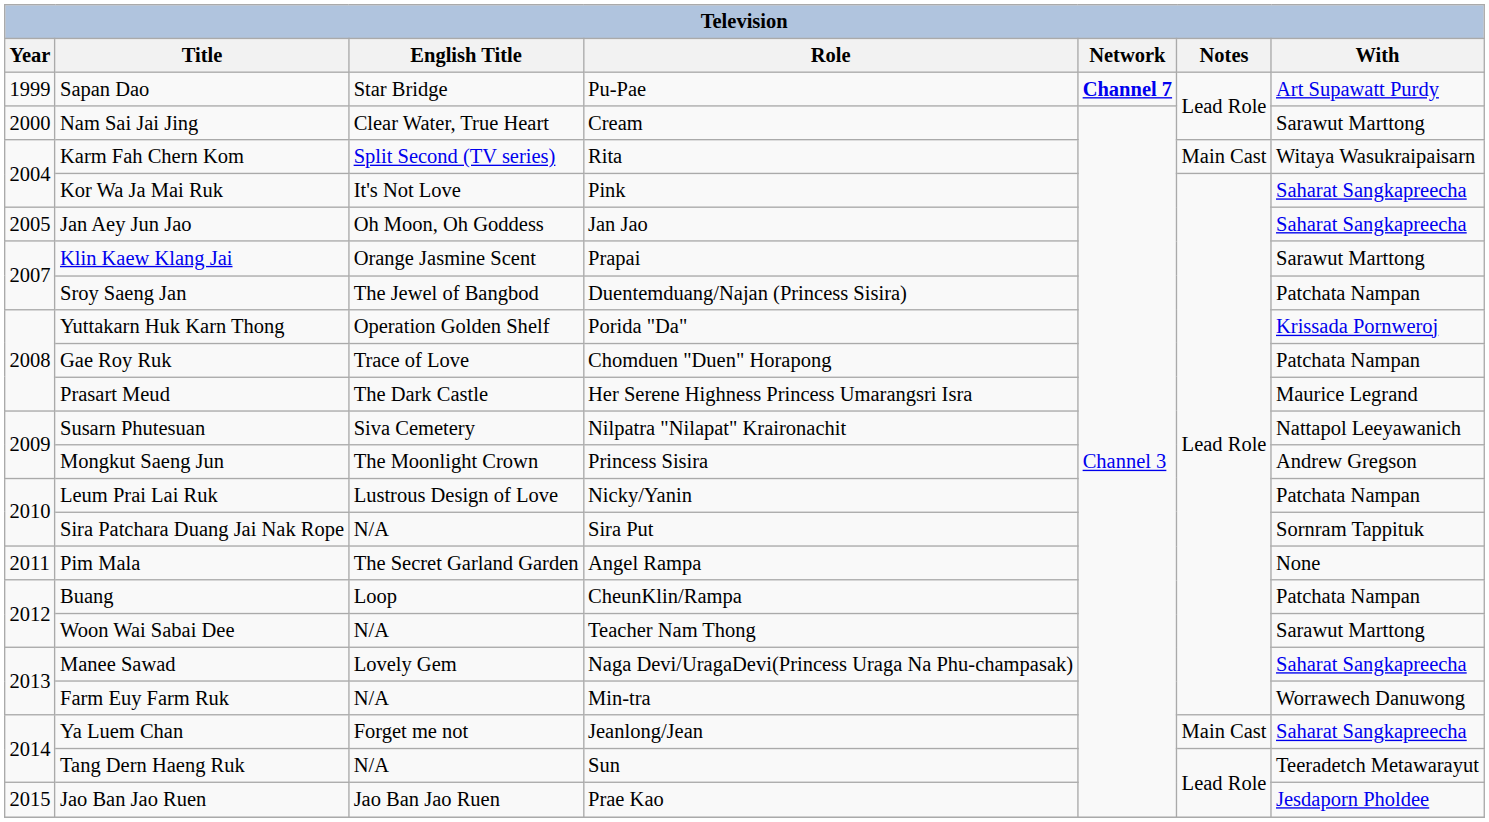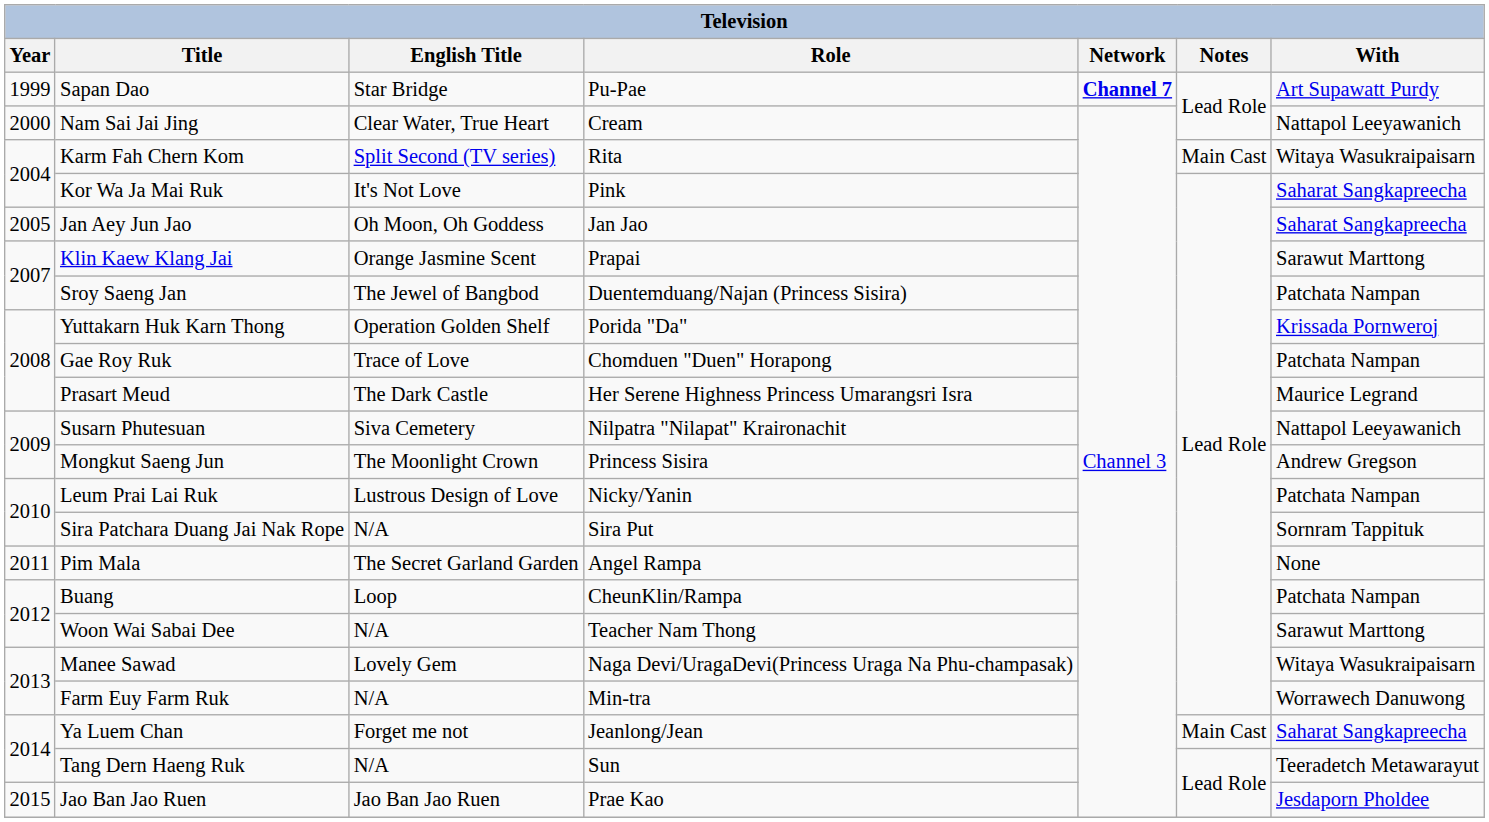(1350, 123) Sarawut Marttong -> (1369, 123) Nattapol Leeyawanich
(1371, 664) Saharat Sangkapreecha -> (1376, 664) Witaya Wasukraipaisarn
